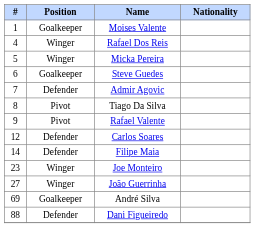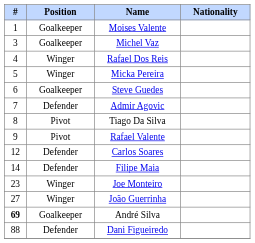+ row: (137, 43)
(15, 199) normal -> (15, 215) bold
